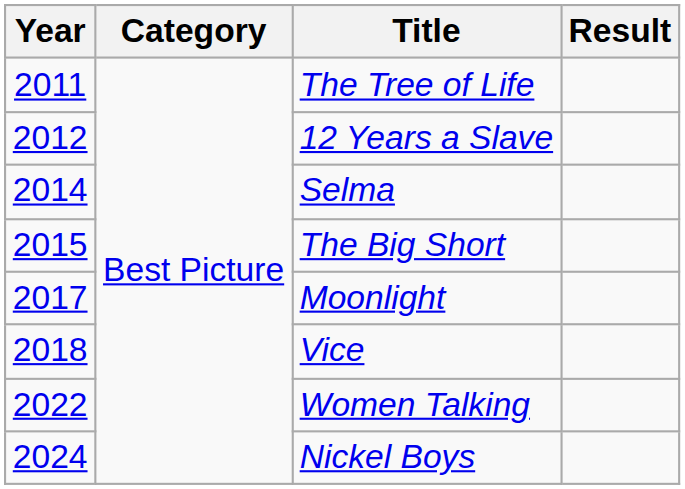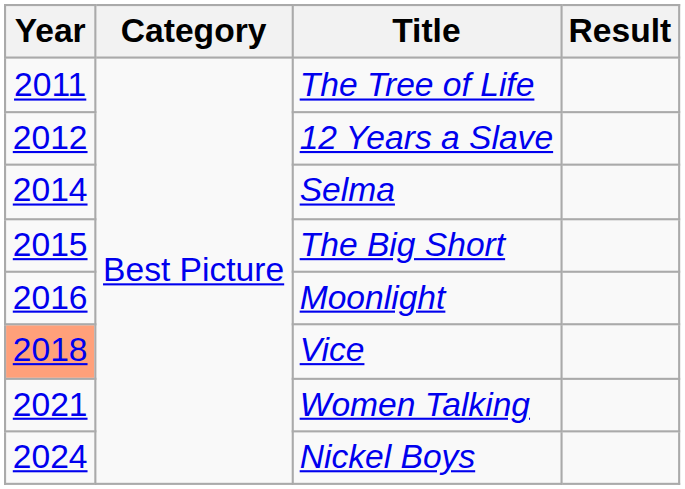(50, 297) 2017 -> (50, 297) 2016
(50, 350) no background -> (50, 350) lightsalmon background
(50, 404) 2022 -> (50, 404) 2021
